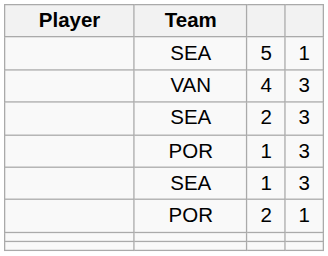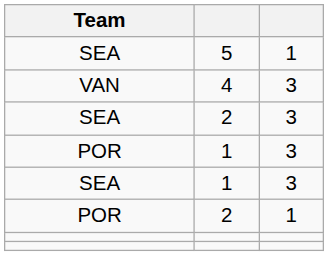- column: (70, 20)
